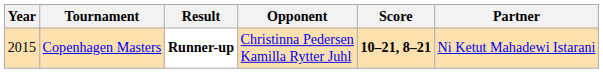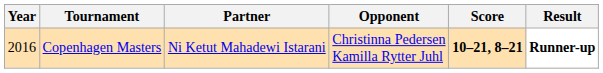columns swapped: (516, 16) <-> (201, 16)
(22, 48) 2015 -> (22, 48) 2016
